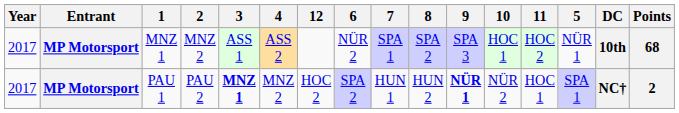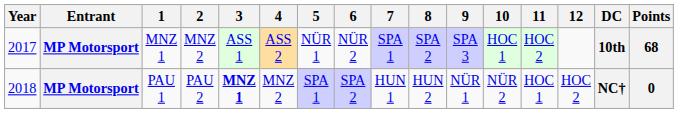columns swapped: (577, 15) <-> (316, 15)
(22, 88) 2017 -> (22, 88) 2018
(466, 88) bold -> (465, 88) normal
(652, 88) 2 -> (651, 88) 0
